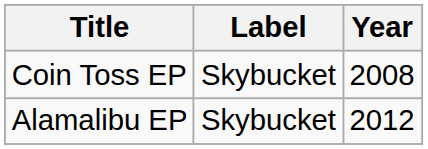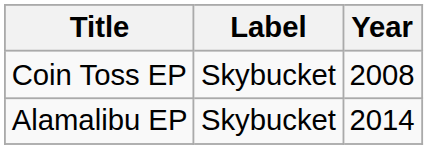(382, 120) 2012 -> (382, 120) 2014
